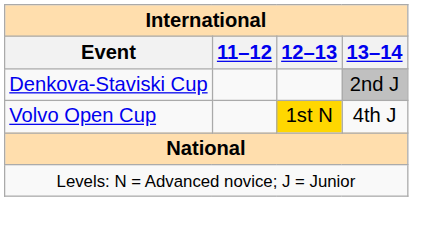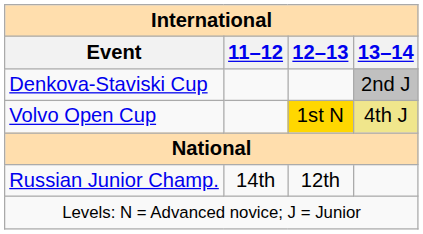(375, 116) no background -> (386, 116) khaki background
+ row: (114, 180)
